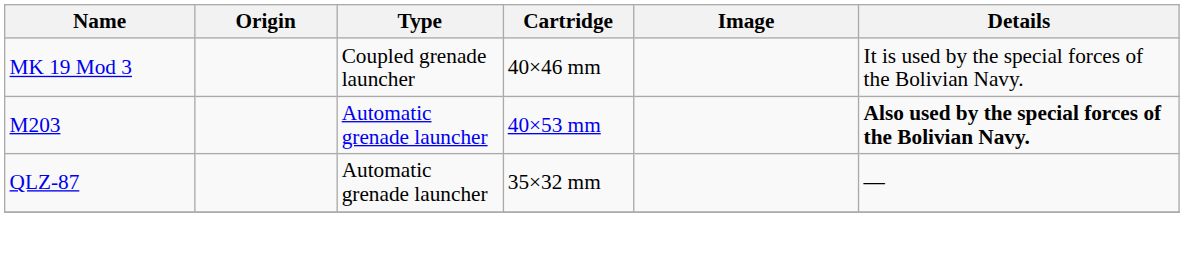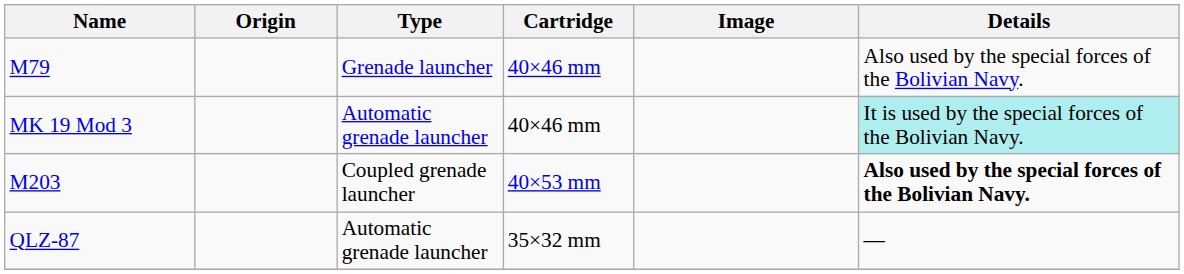+ row: (30, 67)
(414, 67) Coupled grenade launcher -> (415, 124) Automatic grenade launcher
(1003, 67) no background -> (1003, 124) paleturquoise background
(415, 124) Automatic grenade launcher -> (414, 182) Coupled grenade launcher
